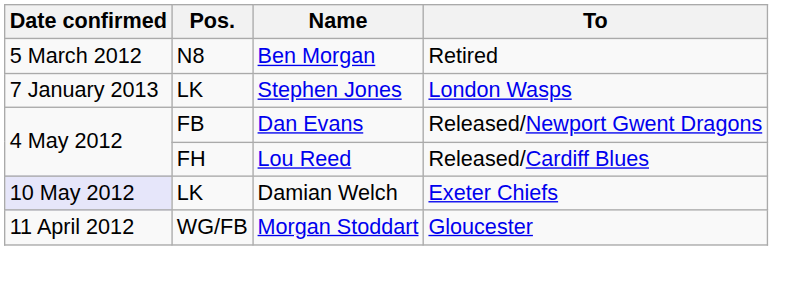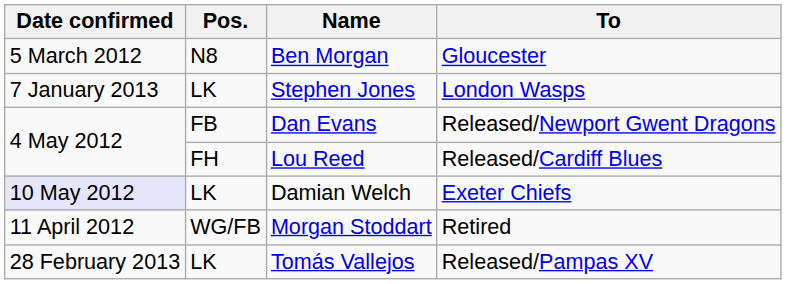(463, 55) Retired -> (494, 55) Gloucester
(481, 227) Gloucester -> (477, 227) Retired
+ row: (343, 261)
